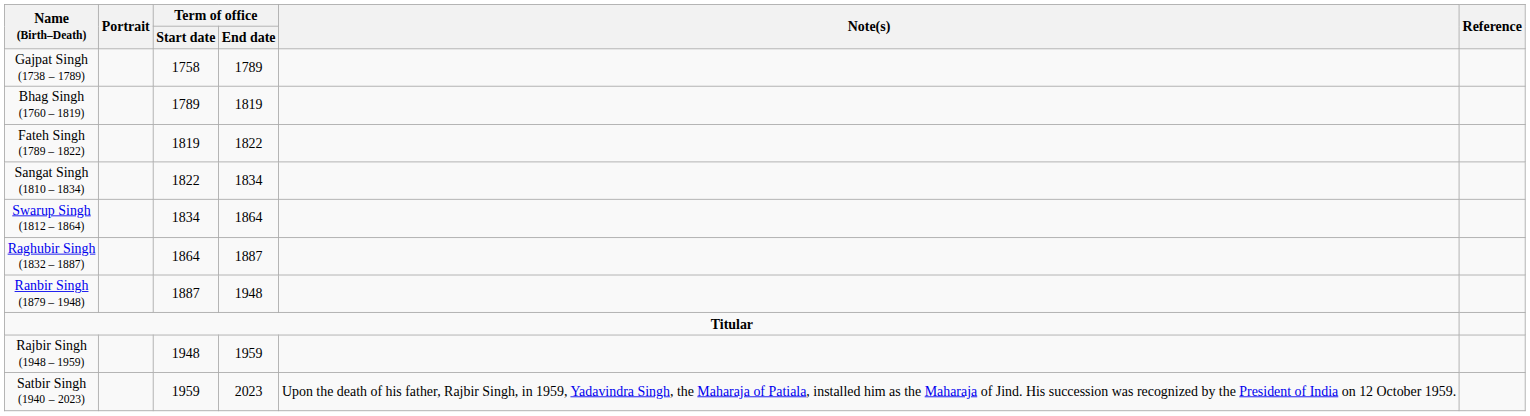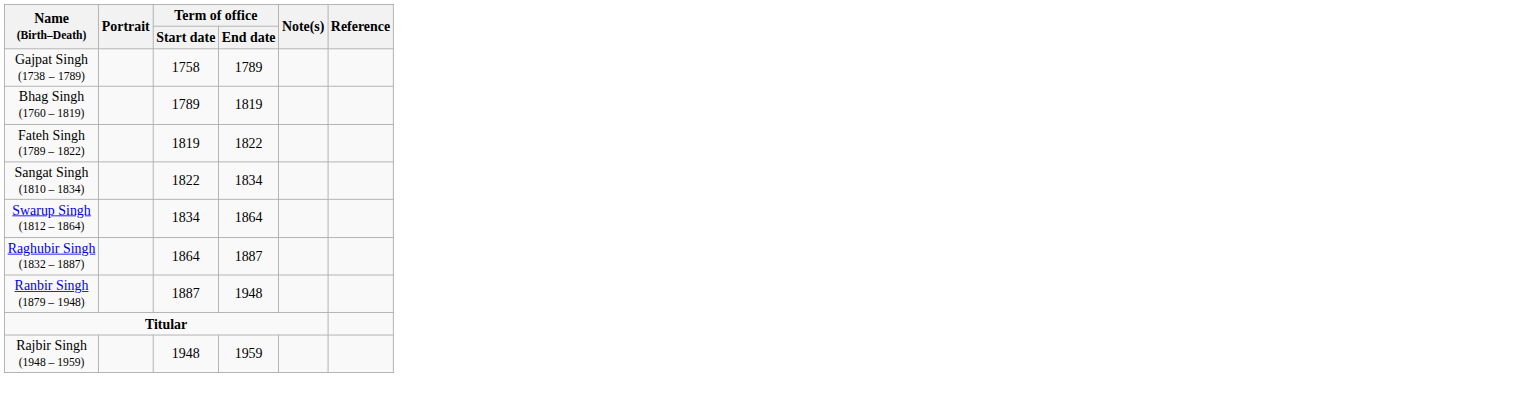- row: (52, 391)
